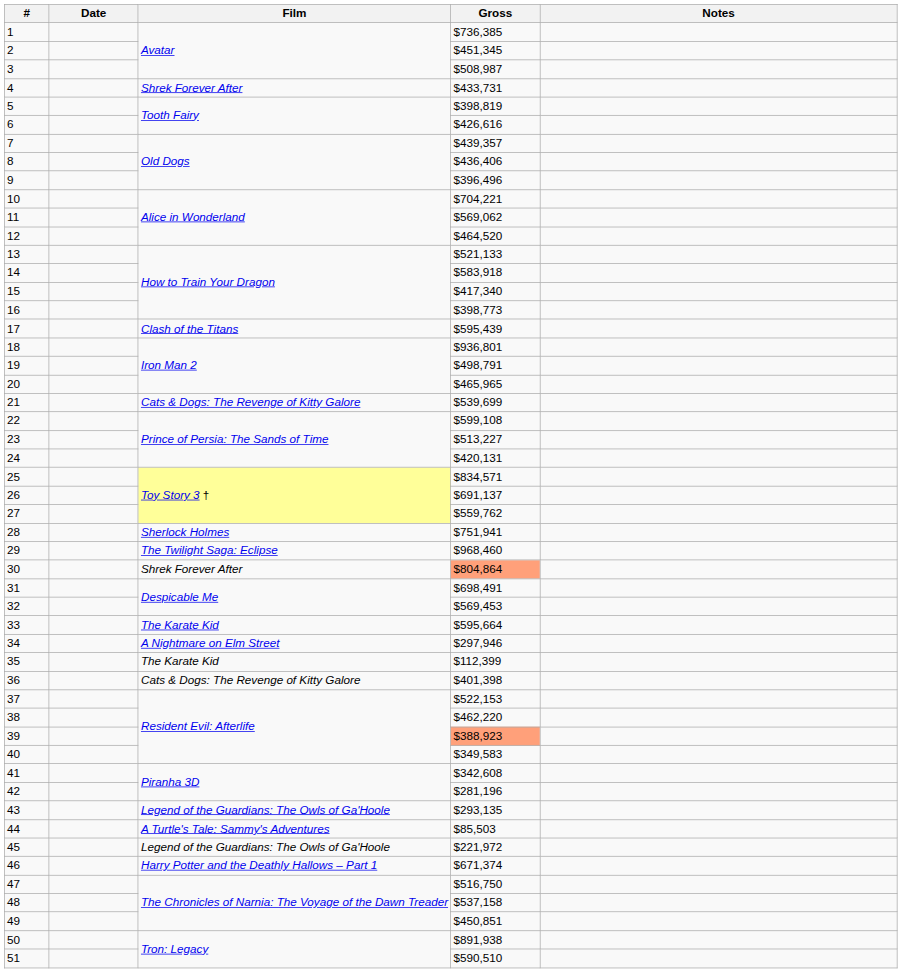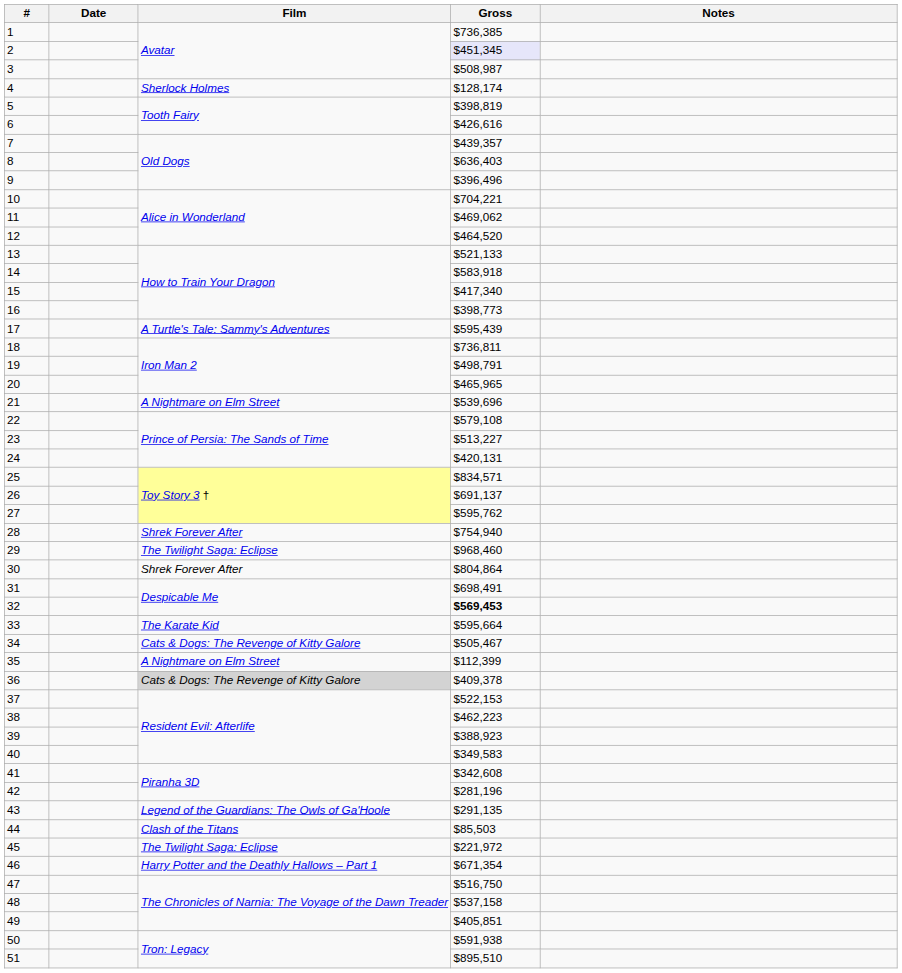(478, 50) no background -> (478, 50) lavender background
(192, 87) Shrek Forever After -> (185, 87) Sherlock Holmes
(478, 87) $433,731 -> (478, 87) $128,174
(478, 161) $436,406 -> (478, 161) $636,403
(478, 217) $569,062 -> (478, 217) $469,062
(190, 328) Clash of the Titans -> (235, 328) A Turtle's Tale: Sammy's Adventures
(478, 347) $936,801 -> (477, 347) $736,811
(251, 402) Cats & Dogs: The Revenge of Kitty Galore -> (210, 402) A Nightmare on Elm Street
(478, 402) $539,699 -> (478, 402) $539,696
(478, 421) $599,108 -> (478, 421) $579,108
(478, 513) $559,762 -> (478, 513) $595,762
(185, 532) Sherlock Holmes -> (192, 532) Shrek Forever After
(478, 532) $751,941 -> (478, 532) $754,940
(478, 569) lightsalmon background -> (478, 569) no background
(478, 606) normal -> (478, 606) bold
(210, 643) A Nightmare on Elm Street -> (251, 643) Cats & Dogs: The Revenge of Kitty Galore
(478, 643) $297,946 -> (478, 643) $505,467
(180, 662) The Karate Kid -> (210, 662) A Nightmare on Elm Street
(251, 680) no background -> (251, 680) lightgrey background
(478, 680) $401,398 -> (478, 680) $409,378
(478, 717) $462,220 -> (478, 717) $462,223
(478, 736) lightsalmon background -> (478, 736) no background
(478, 810) $293,135 -> (478, 810) $291,135
(235, 828) A Turtle's Tale: Sammy's Adventures -> (190, 828) Clash of the Titans
(265, 847) Legend of the Guardians: The Owls of Ga'Hoole -> (209, 847) The Twilight Saga: Eclipse
(478, 865) $671,374 -> (478, 865) $671,354
(478, 921) $450,851 -> (478, 921) $405,851
(478, 939) $891,938 -> (478, 939) $591,938
(478, 958) $590,510 -> (478, 958) $895,510
